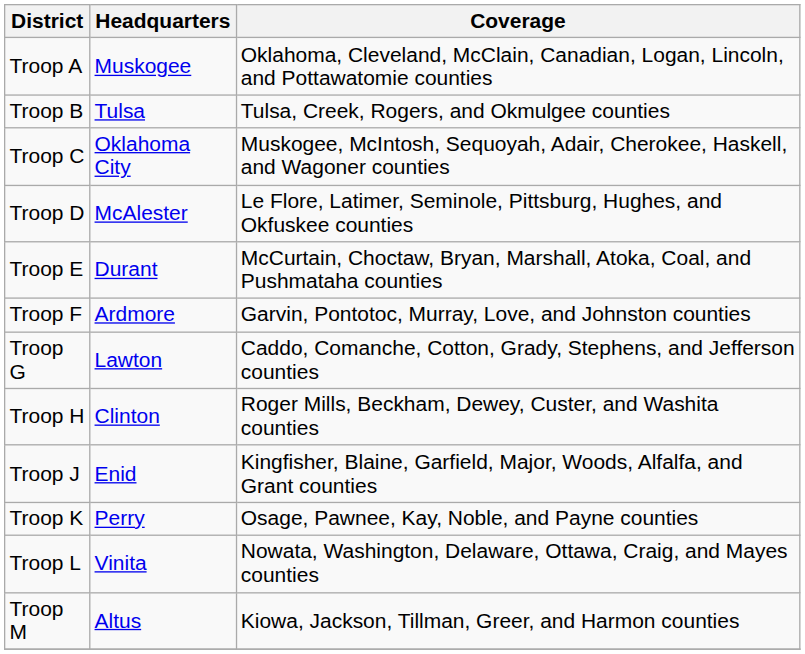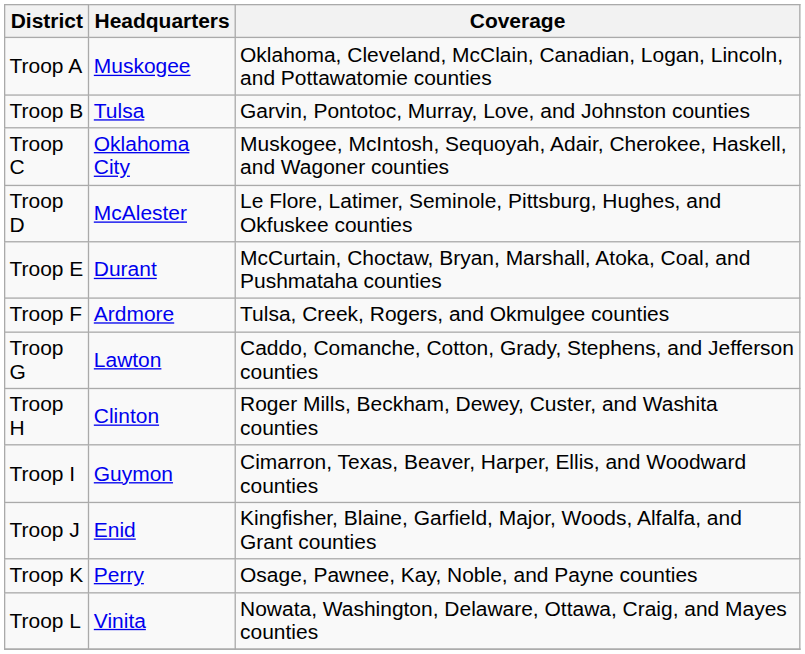(455, 111) Tulsa, Creek, Rogers, and Okmulgee counties -> (495, 111) Garvin, Pontotoc, Murray, Love, and Johnston counties
(496, 314) Garvin, Pontotoc, Murray, Love, and Johnston counties -> (455, 314) Tulsa, Creek, Rogers, and Okmulgee counties
+ row: (42, 473)
- row: (36, 620)
